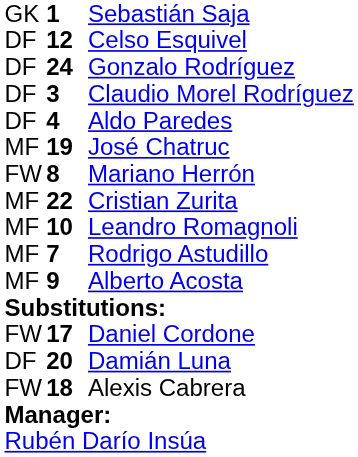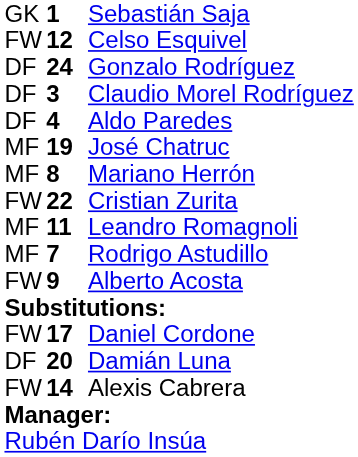(20, 40) DF -> (23, 40) FW
(23, 174) FW -> (22, 174) MF
(22, 200) MF -> (23, 200) FW
(60, 227) 10 -> (59, 227) 11
(22, 281) MF -> (23, 281) FW
(60, 387) 18 -> (60, 387) 14
